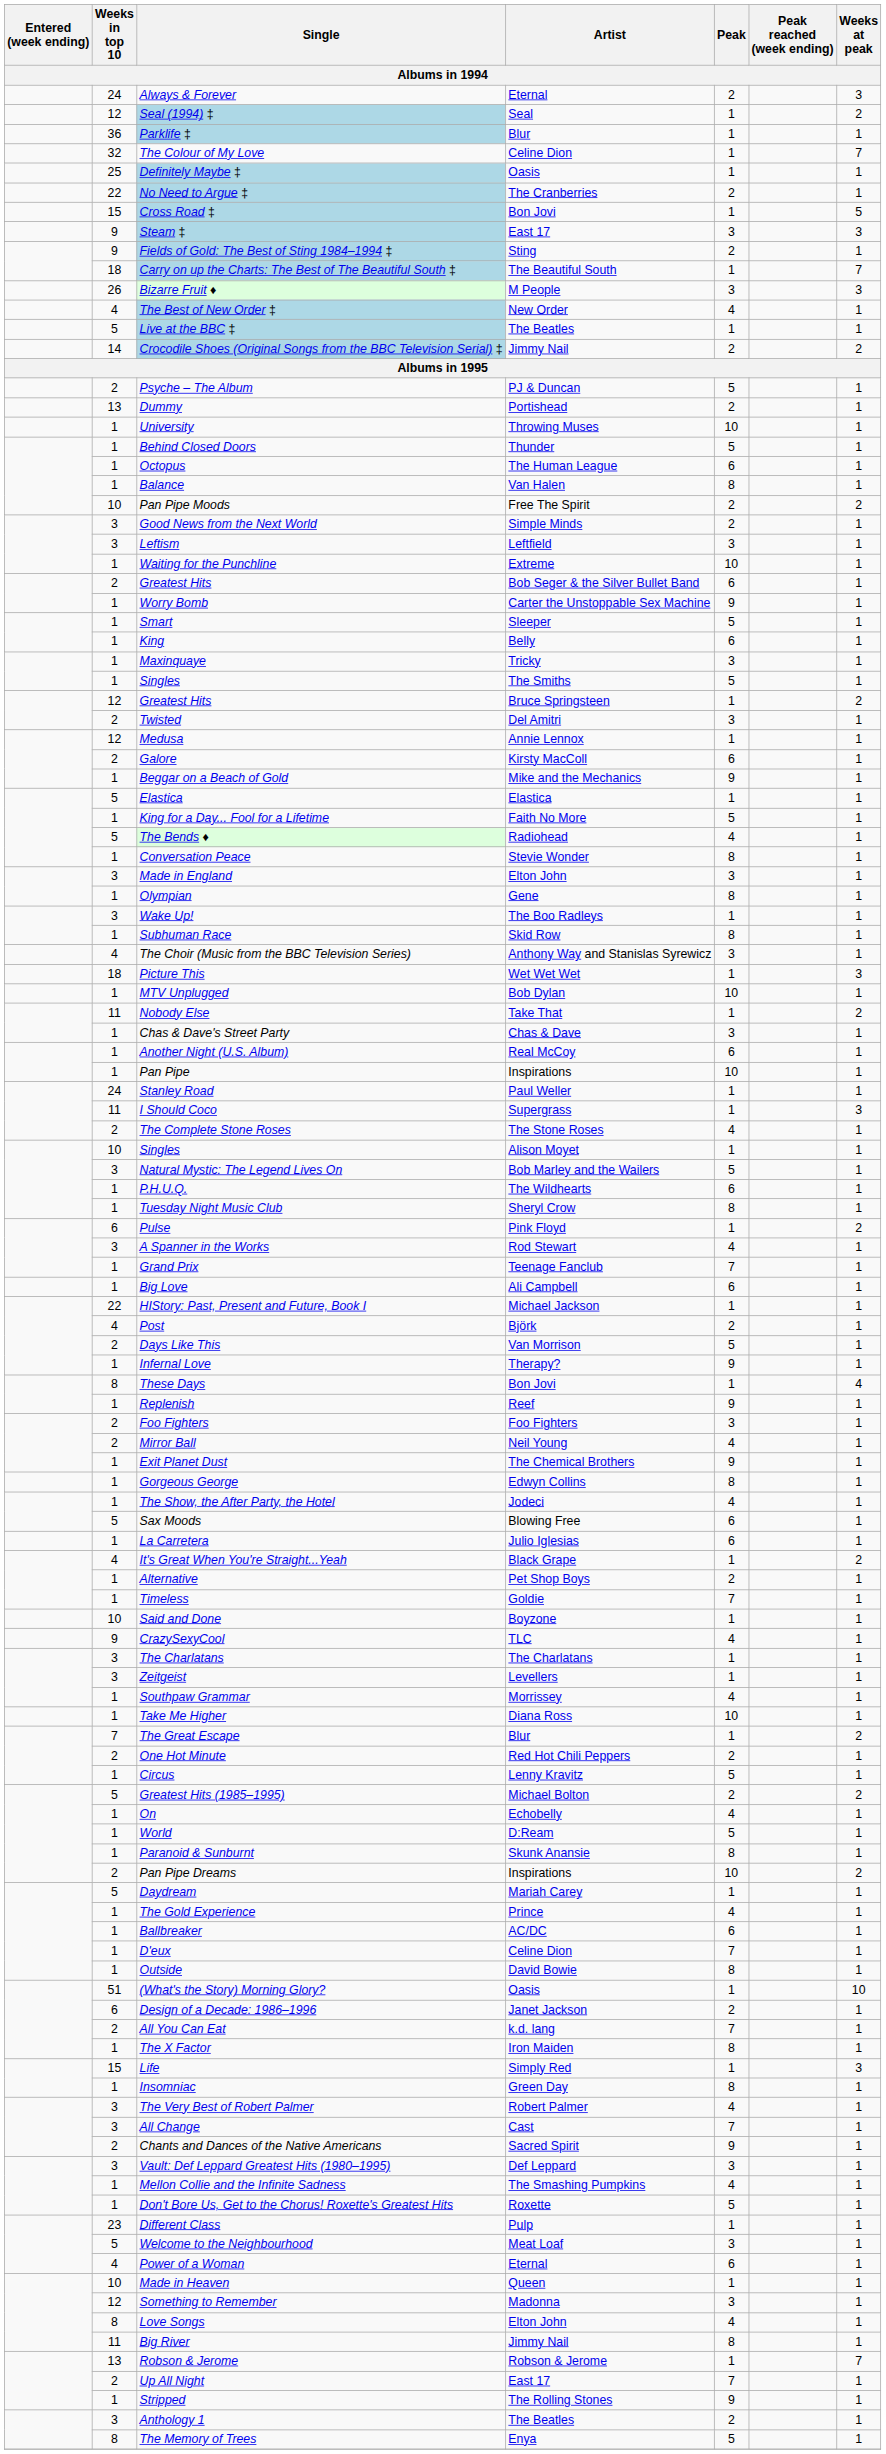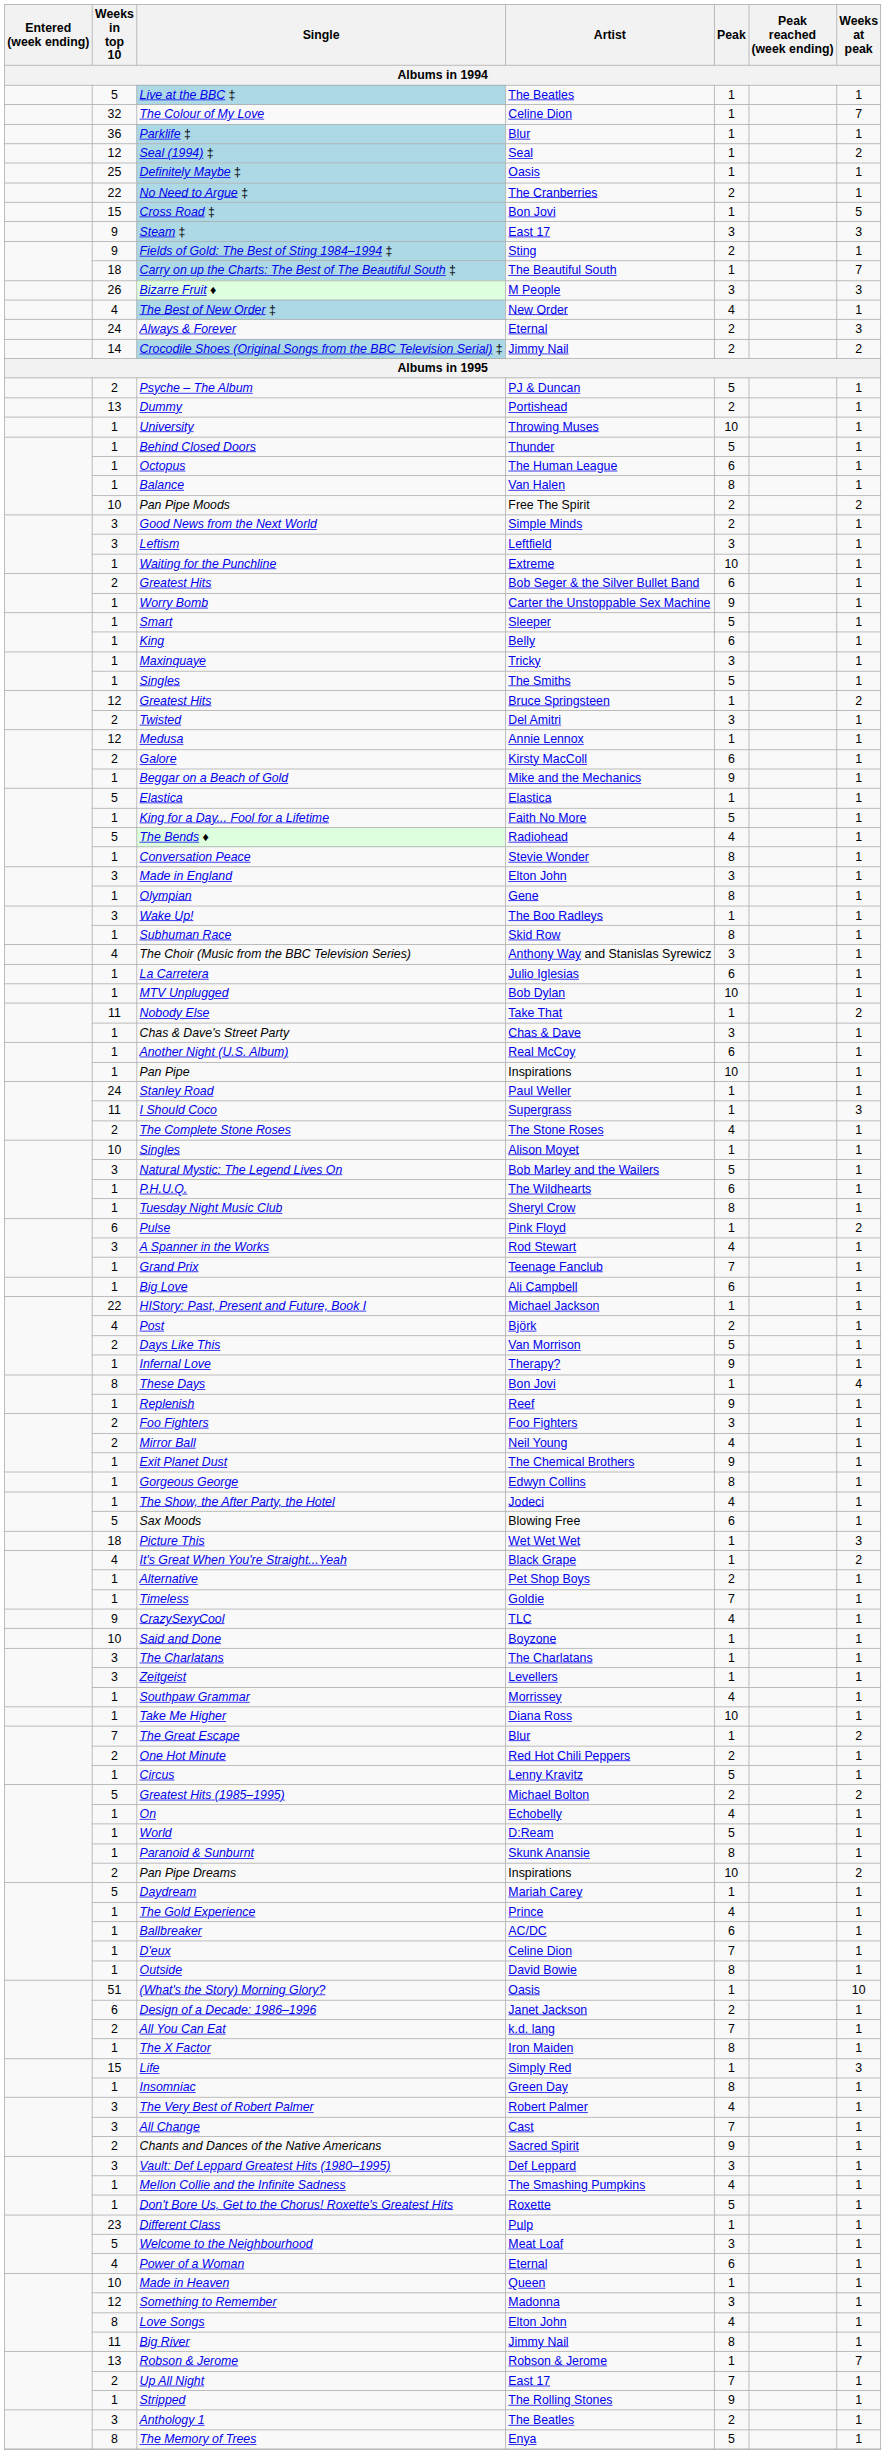rows swapped: (188, 94) <-> (187, 329)
rows swapped: (202, 153) <-> (177, 114)
rows swapped: (172, 974) <-> (174, 1540)
rows swapped: (182, 1638) <-> (180, 1618)
